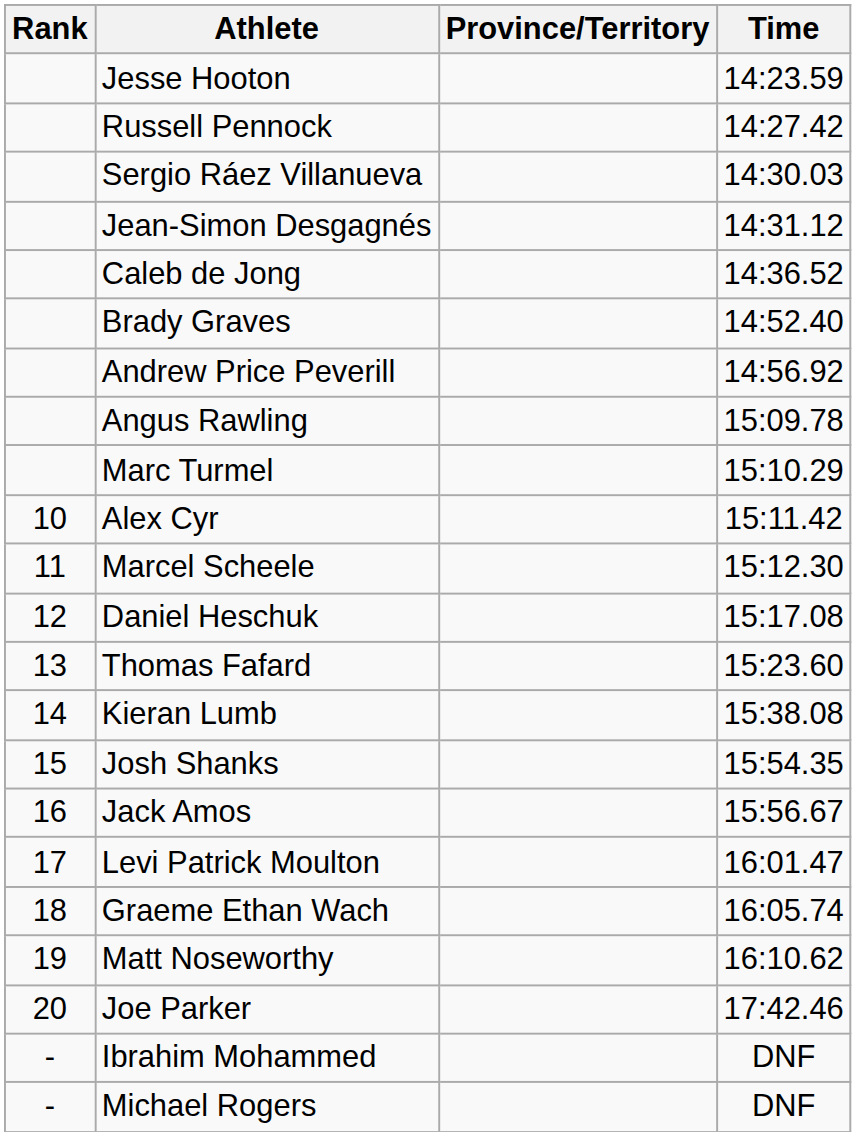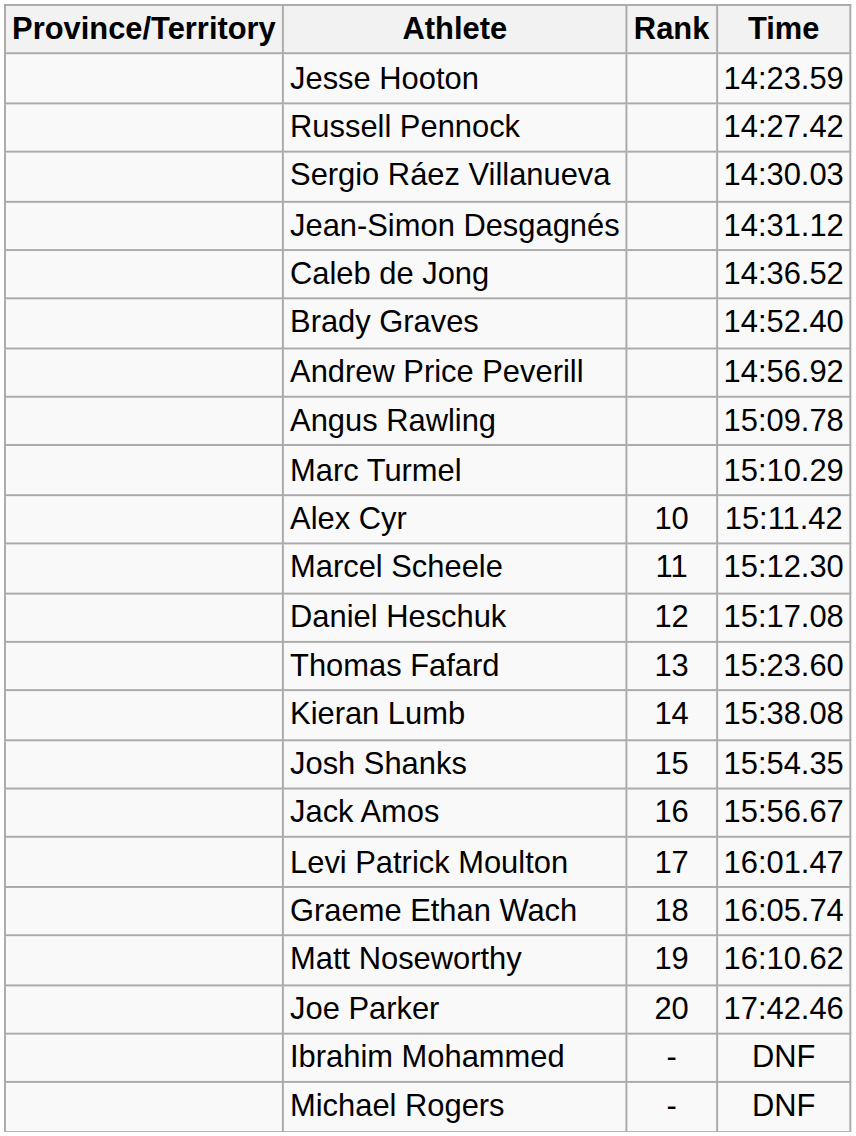columns swapped: (50, 28) <-> (577, 28)
